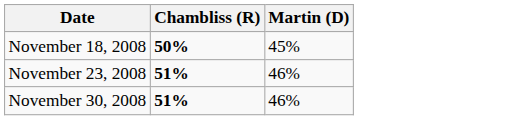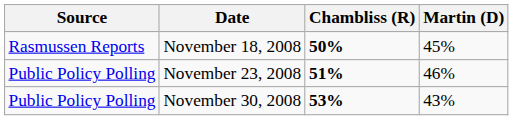+ column: (82, 18)
(172, 100) 51% -> (326, 100) 53%
(284, 100) 46% -> (439, 100) 43%
